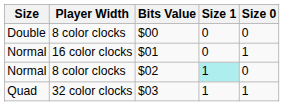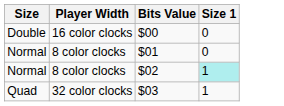- column: (259, 14)
(89, 33) 8 color clocks -> (92, 33) 16 color clocks
(92, 52) 16 color clocks -> (89, 52) 8 color clocks
